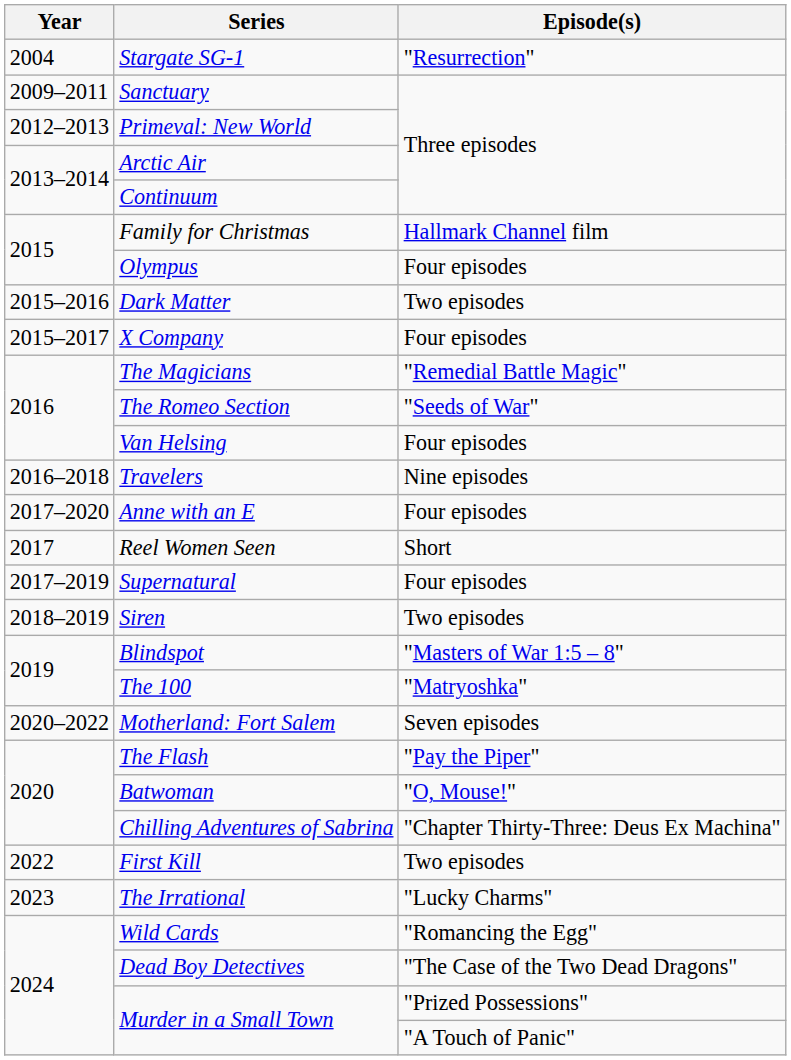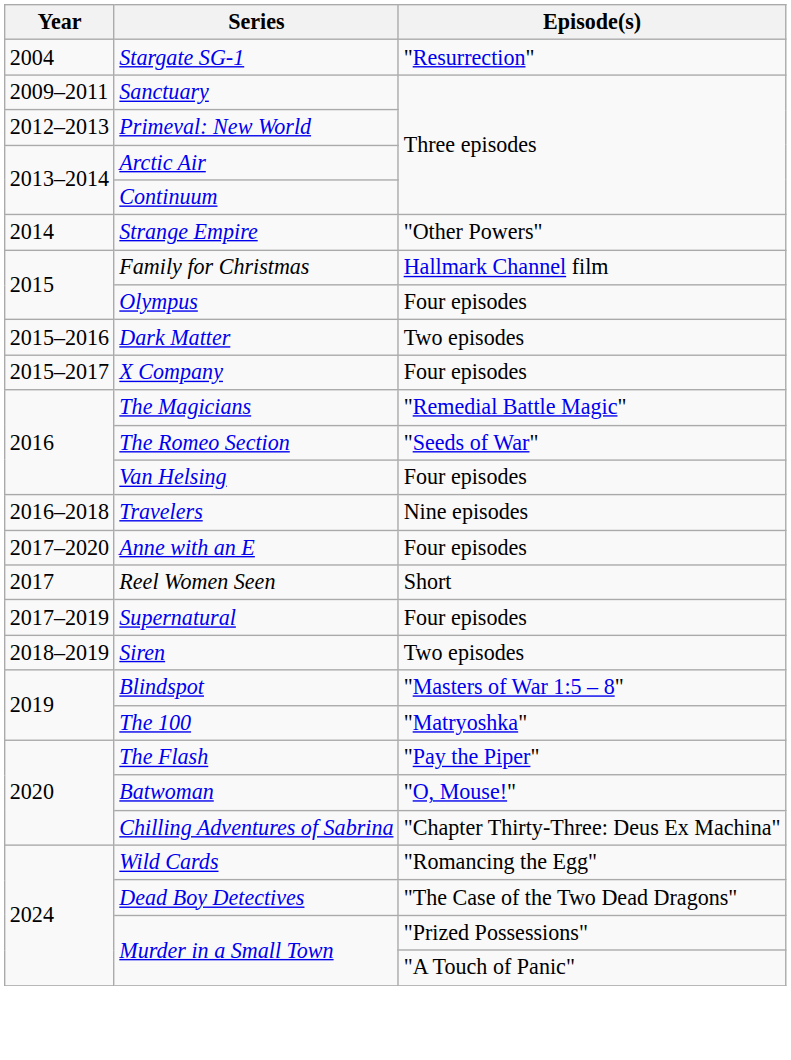+ row: (189, 232)
- row: (227, 722)
- row: (160, 862)
- row: (182, 897)
